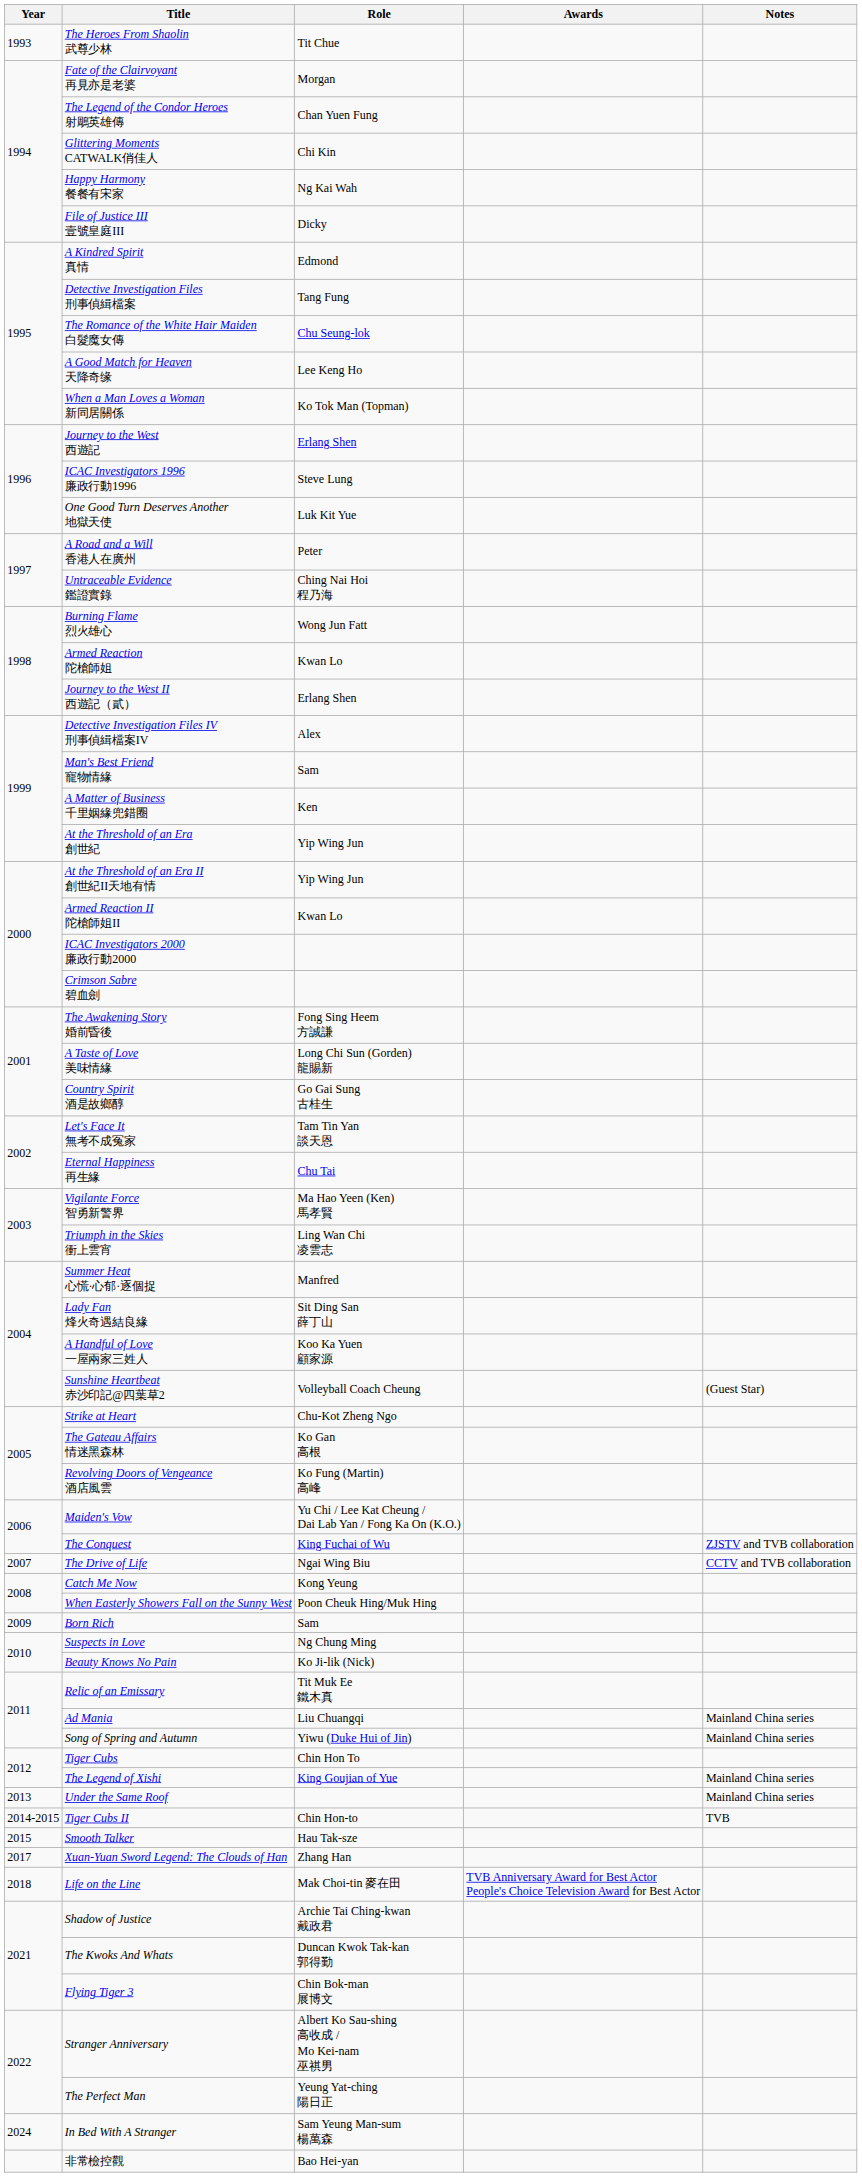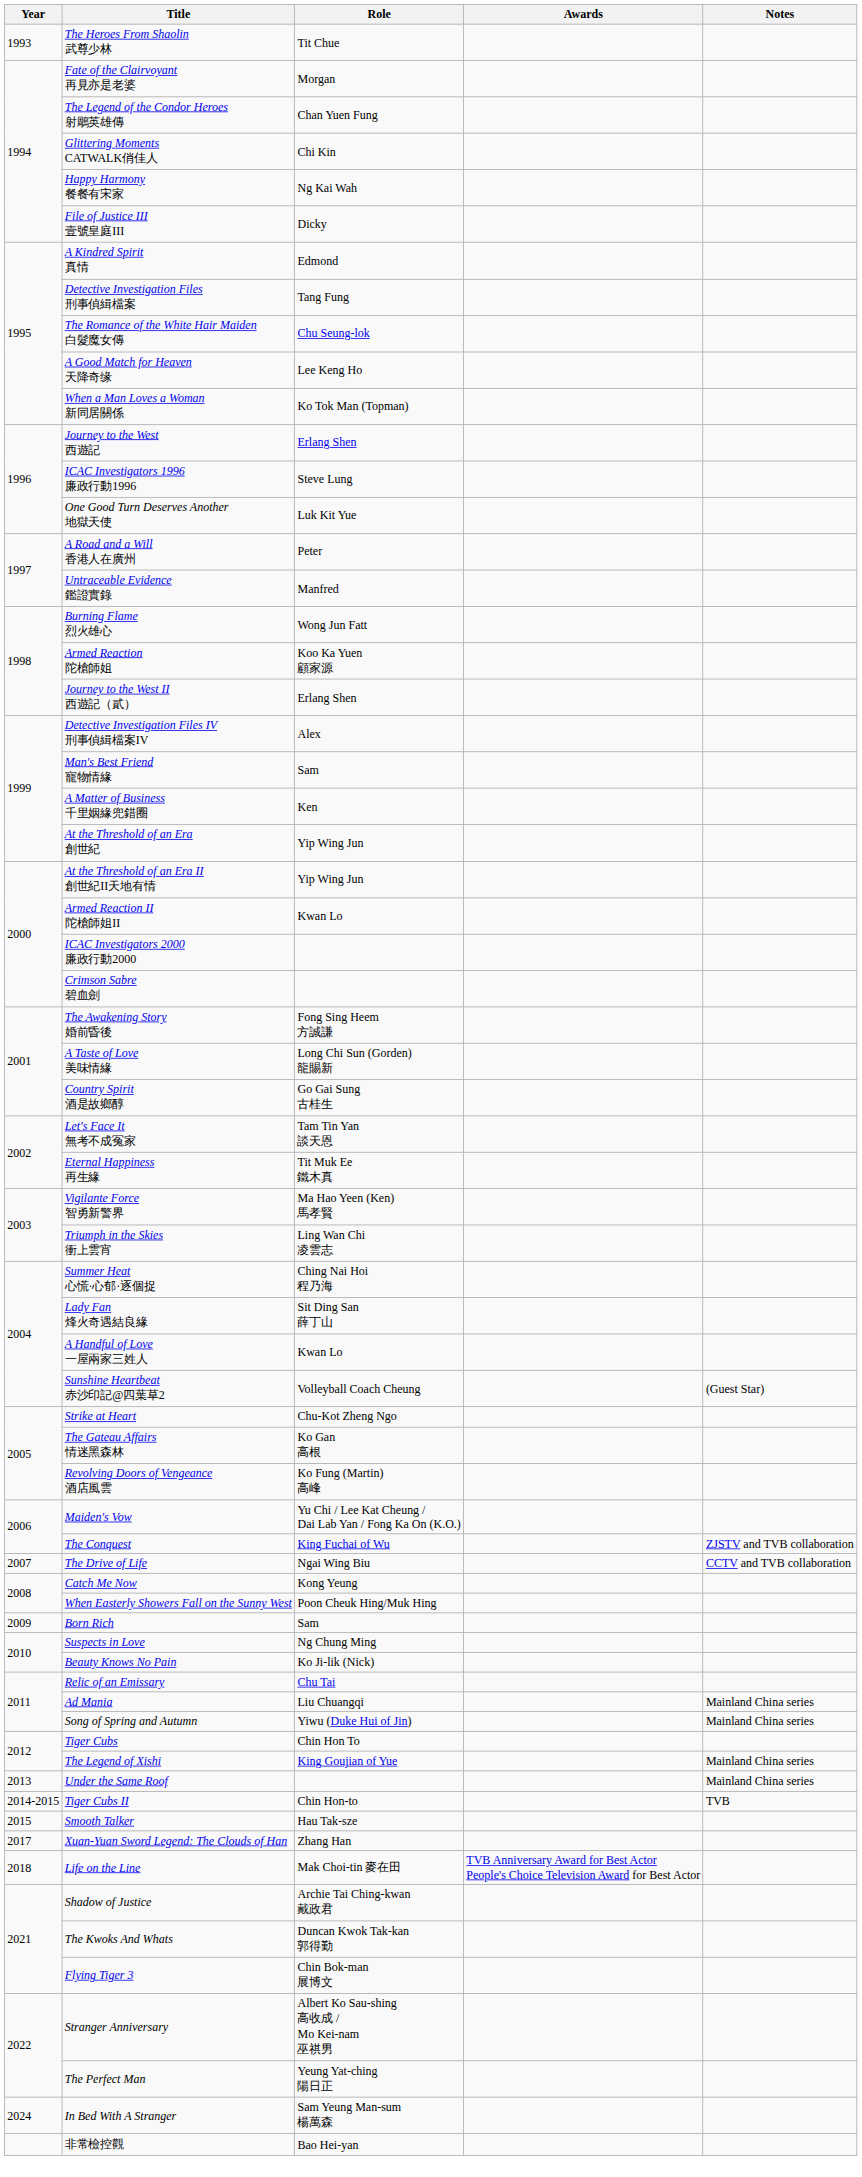(333, 587) Ching Nai Hoi 程乃海 -> (318, 588) Manfred
(320, 661) Kwan Lo -> (330, 660) Koo Ka Yuen 顧家源
(316, 1170) Chu Tai -> (325, 1169) Tit Muk Ee 鐵木真
(318, 1279) Manfred -> (333, 1279) Ching Nai Hoi 程乃海
(330, 1351) Koo Ka Yuen 顧家源 -> (320, 1352) Kwan Lo
(325, 1689) Tit Muk Ee 鐵木真 -> (316, 1682) Chu Tai
